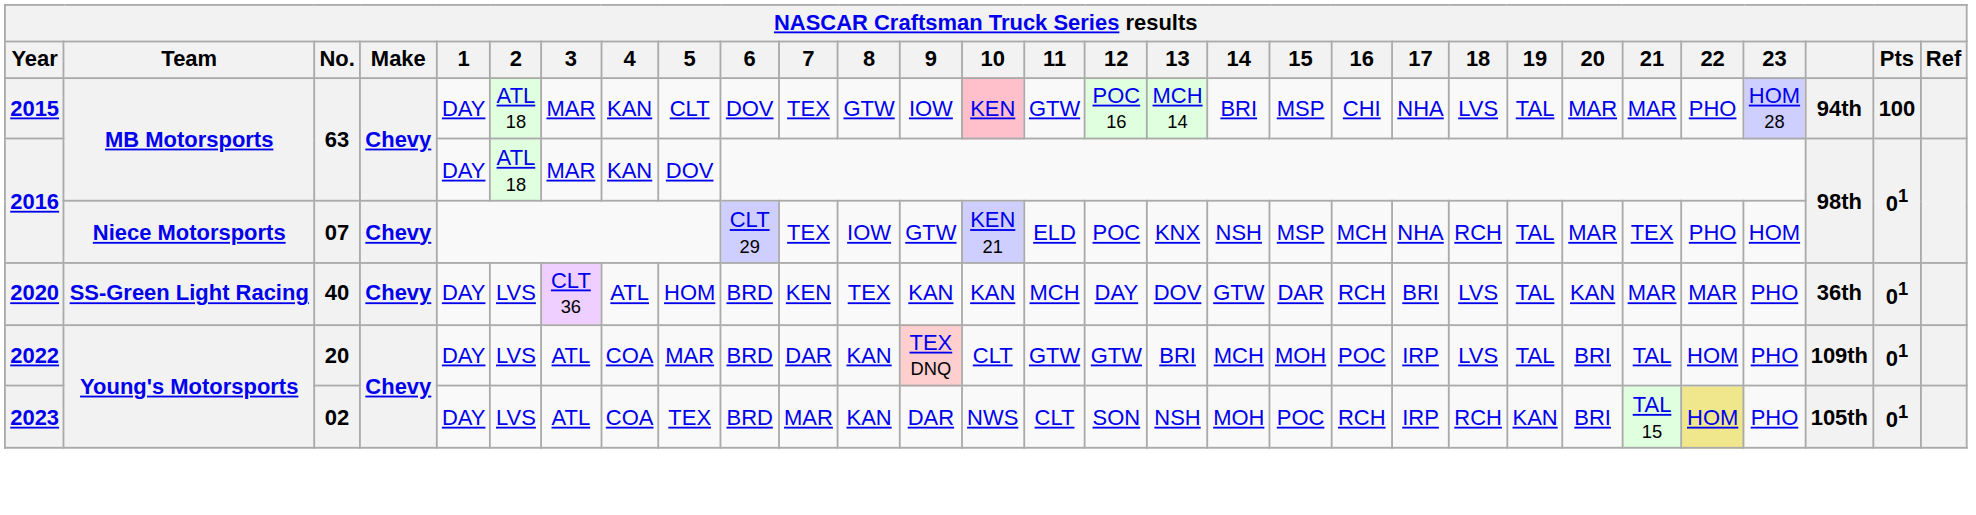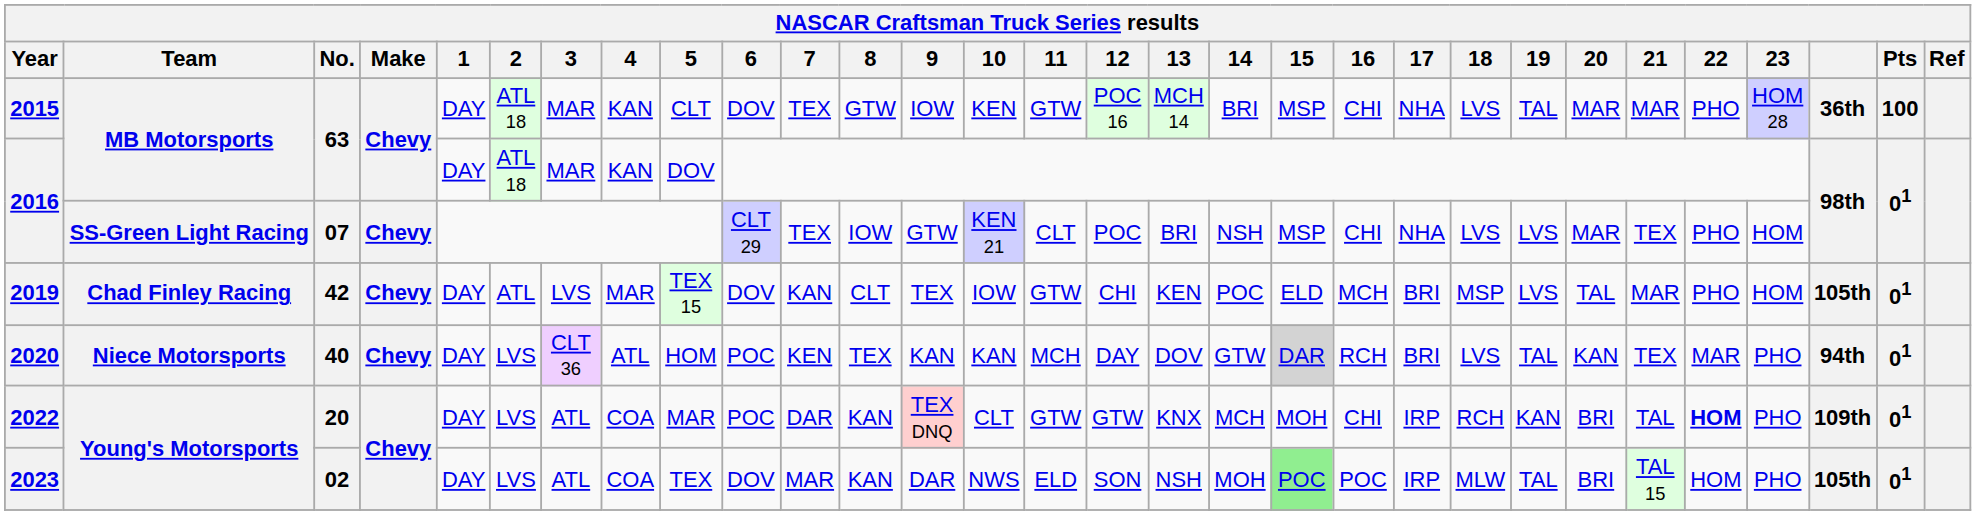(993, 108) pink background -> (994, 108) no background
(1839, 108) 94th -> (1843, 108) 36th
(189, 232) Niece Motorsports -> (189, 232) SS-Green Light Racing
(1055, 232) ELD -> (1056, 232) CLT
(1178, 232) KNX -> (1179, 232) BRI
(1362, 232) MCH -> (1363, 232) CHI
(1478, 232) RCH -> (1480, 232) LVS
(1535, 232) TAL -> (1538, 232) LVS
+ row: (35, 294)
(189, 294) SS-Green Light Racing -> (189, 356) Niece Motorsports
(750, 294) BRD -> (751, 356) POC
(1301, 294) no background -> (1302, 356) lightgrey background
(1652, 294) MAR -> (1655, 356) TEX
(1839, 294) 36th -> (1843, 356) 94th
(750, 356) BRD -> (751, 417) POC
(1178, 356) BRI -> (1179, 417) KNX
(1362, 356) POC -> (1363, 417) CHI
(1478, 356) LVS -> (1480, 417) RCH
(1535, 356) TAL -> (1538, 417) KAN
(1713, 356) normal -> (1716, 417) bold
(750, 417) BRD -> (751, 479) DOV
(1055, 417) CLT -> (1056, 479) ELD
(1301, 417) no background -> (1302, 479) lightgreen background
(1362, 417) RCH -> (1363, 479) POC
(1478, 417) RCH -> (1480, 479) MLW
(1535, 417) KAN -> (1538, 479) TAL
(1713, 417) khaki background -> (1716, 479) no background
